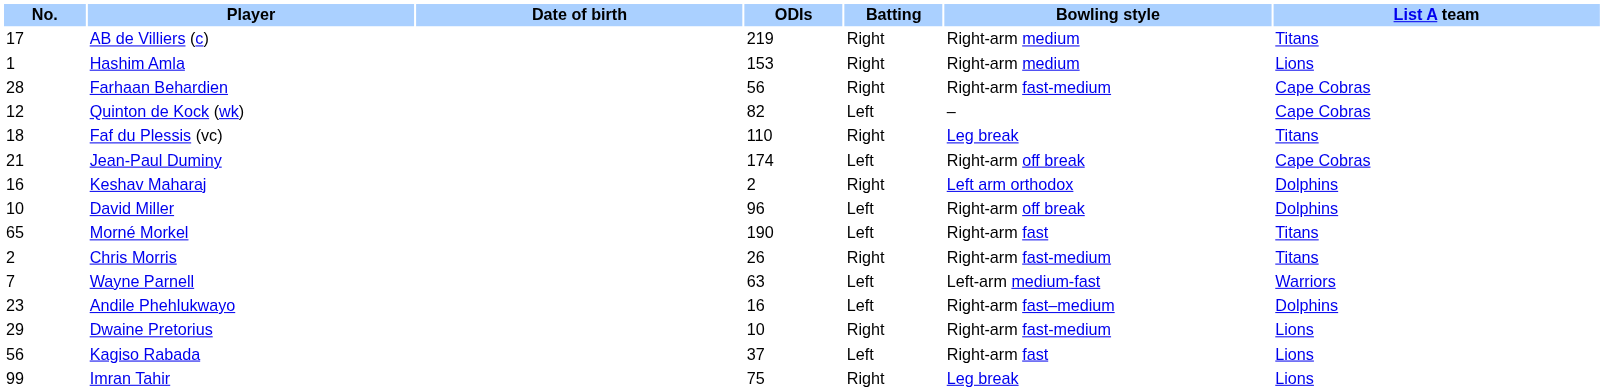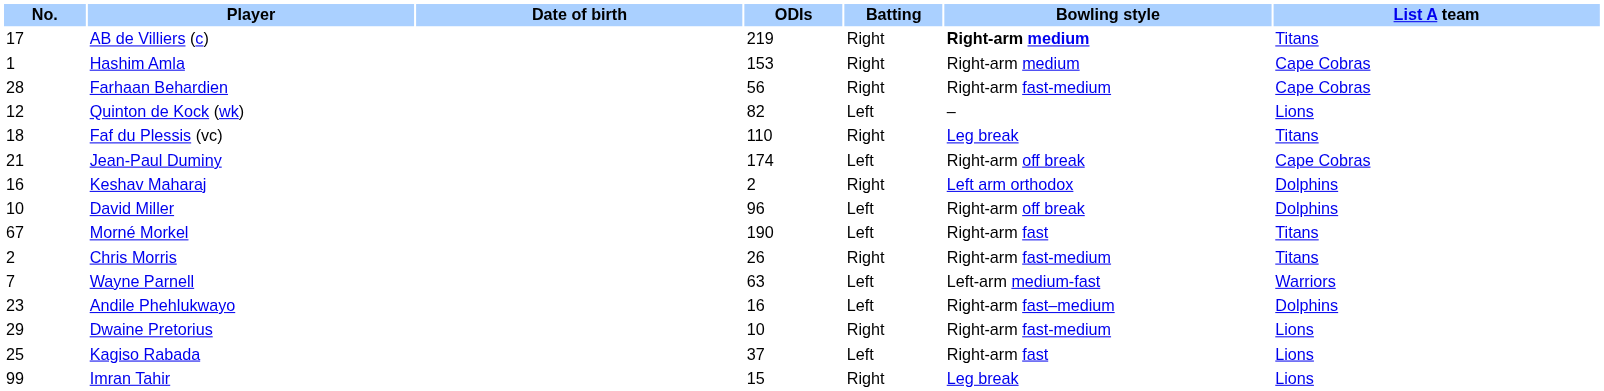(1013, 39) normal -> (1018, 39) bold
(1295, 63) Lions -> (1323, 63) Cape Cobras
(1323, 112) Cape Cobras -> (1295, 112) Lions
(15, 233) 65 -> (15, 233) 67
(15, 354) 56 -> (15, 354) 25
(756, 378) 75 -> (756, 378) 15
